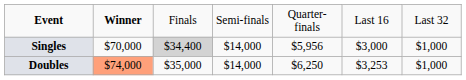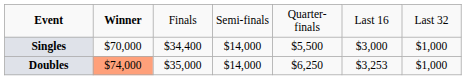(183, 46) lightgrey background -> (183, 46) no background
(307, 46) $5,956 -> (307, 46) $5,500
